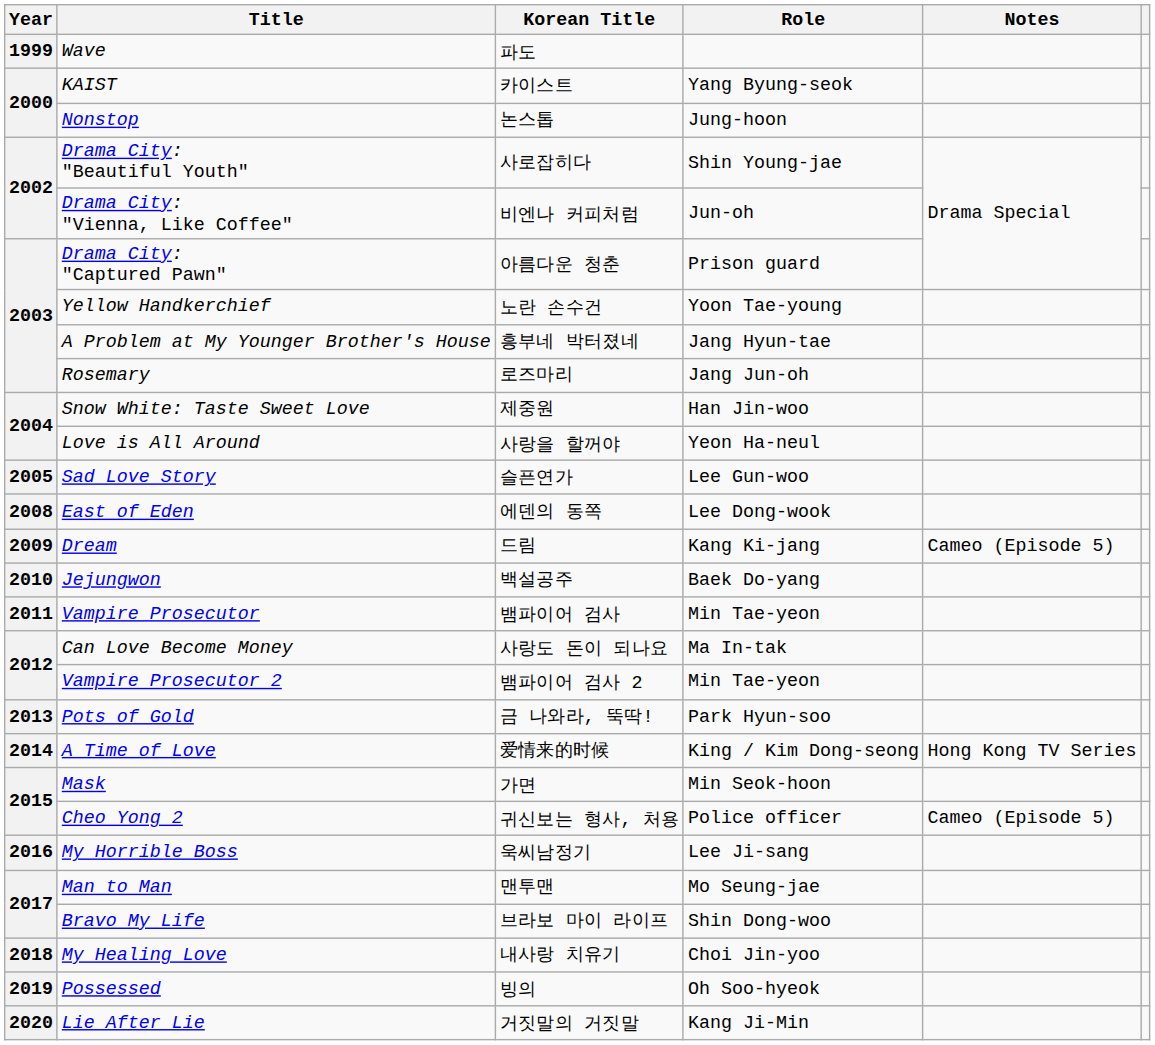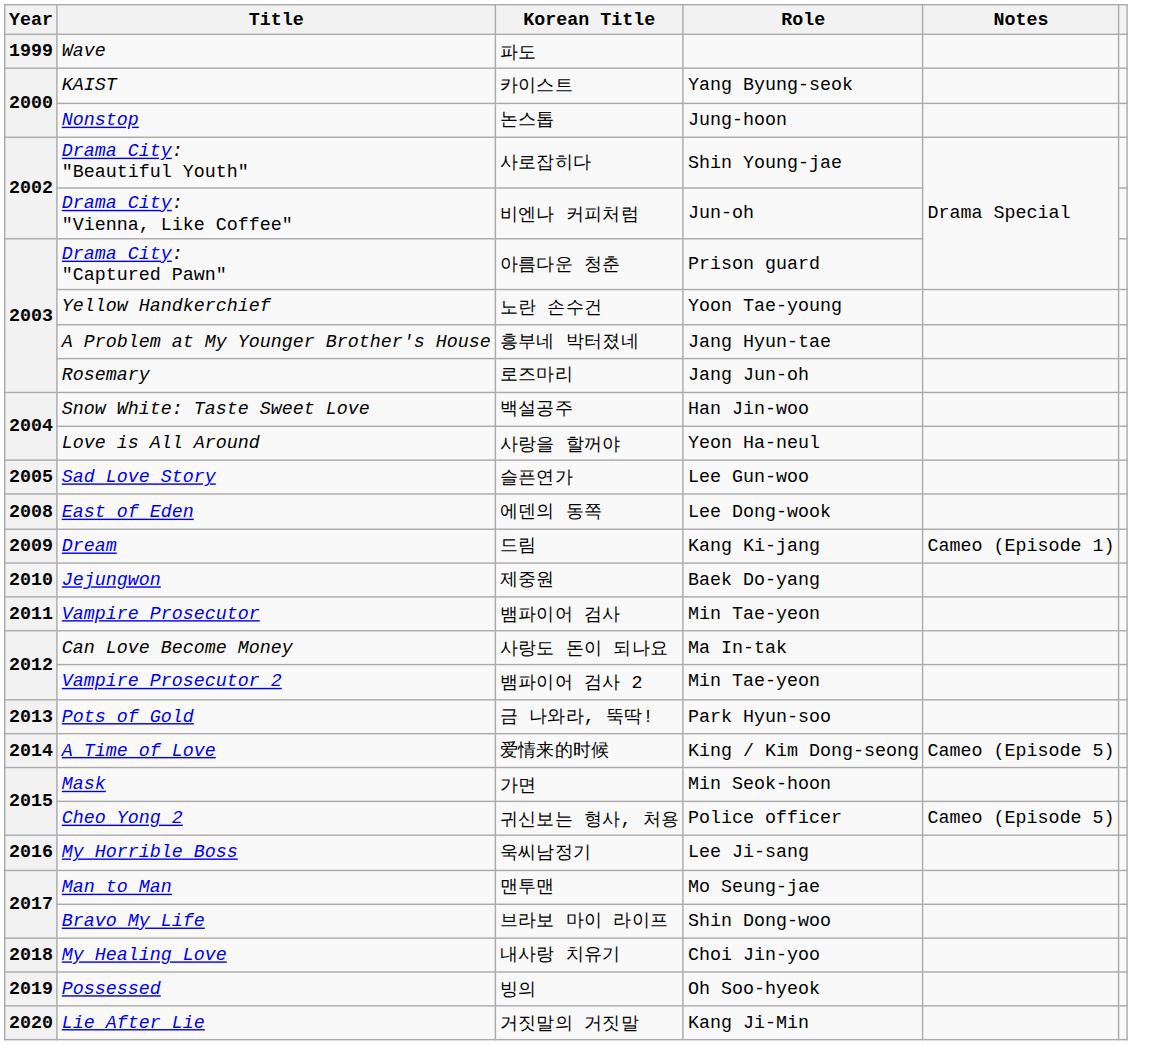(527, 410) 제중원 -> (536, 410) 백설공주
(1021, 546) Cameo (Episode 5) -> (1021, 546) Cameo (Episode 1)
(536, 581) 백설공주 -> (527, 581) 제중원
(1032, 750) Hong Kong TV Series -> (1021, 750) Cameo (Episode 5)
